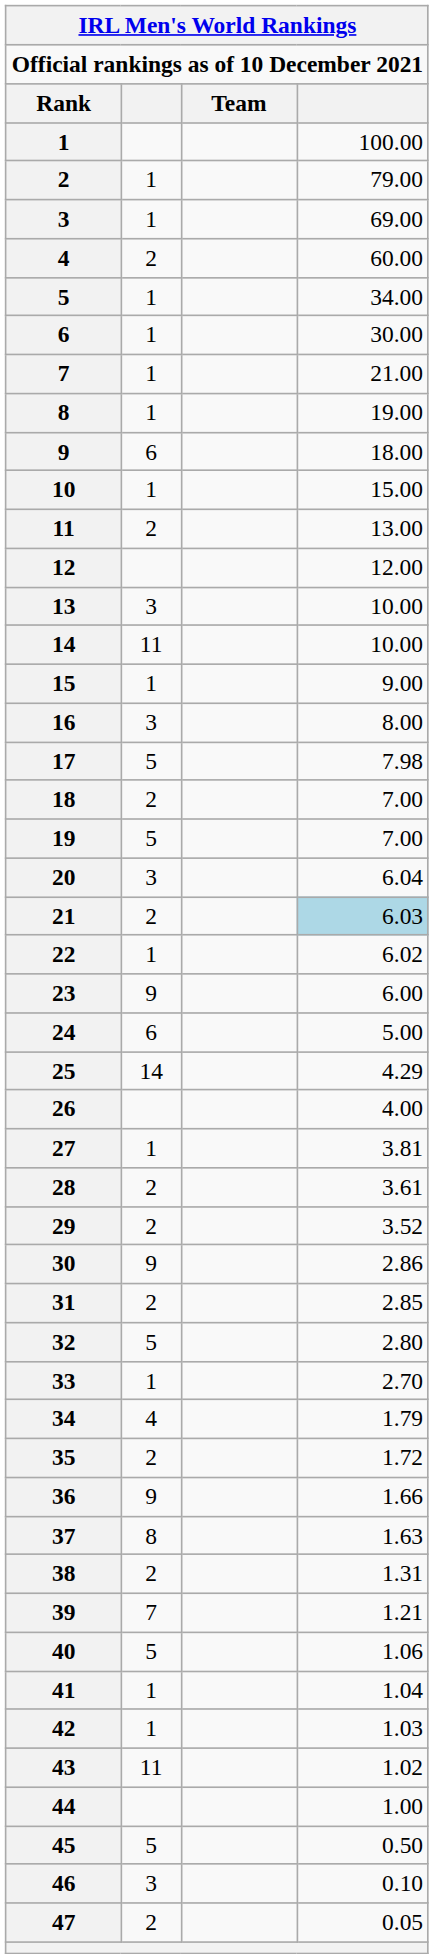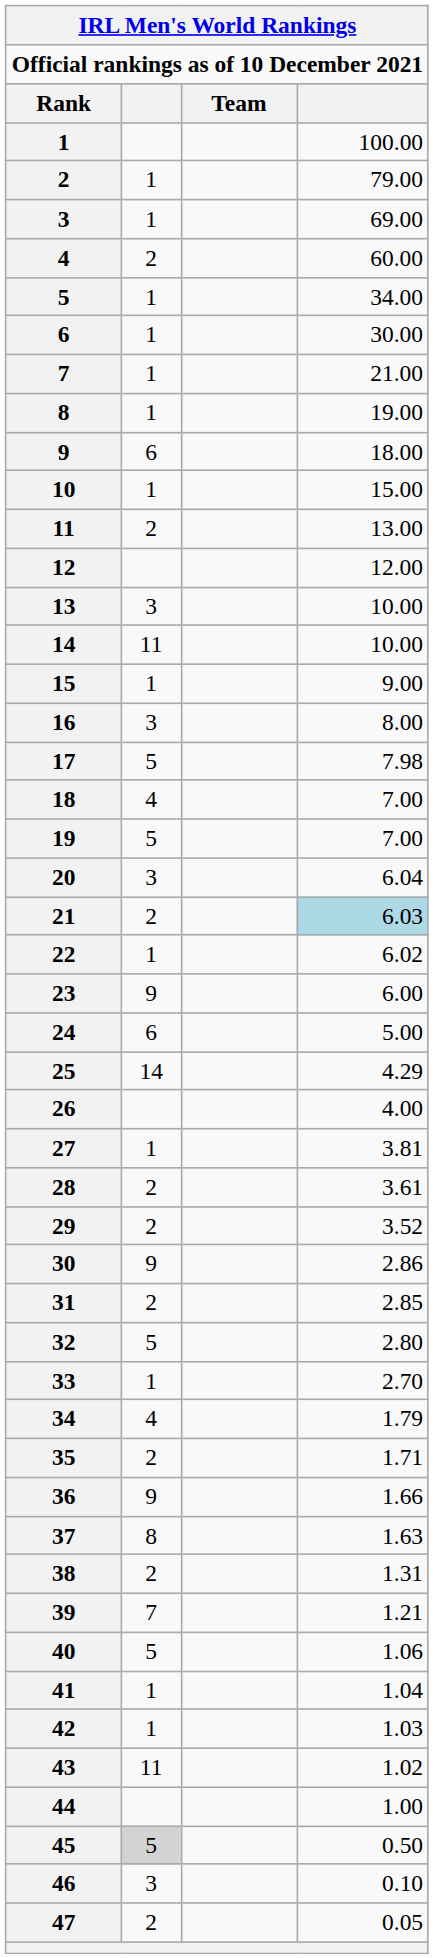(151, 799) 2 -> (151, 799) 4
(403, 1457) 1.72 -> (403, 1457) 1.71
(151, 1844) no background -> (151, 1844) lightgrey background
